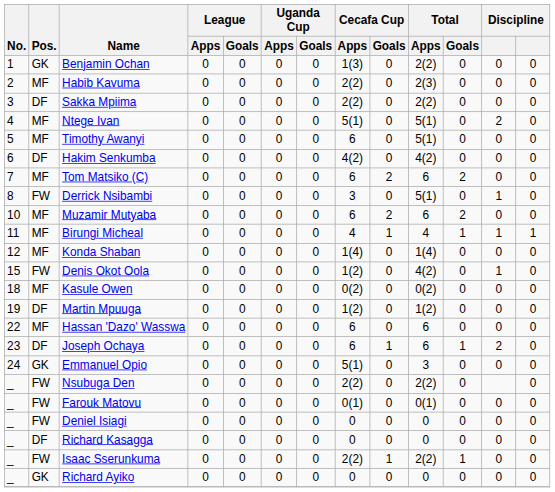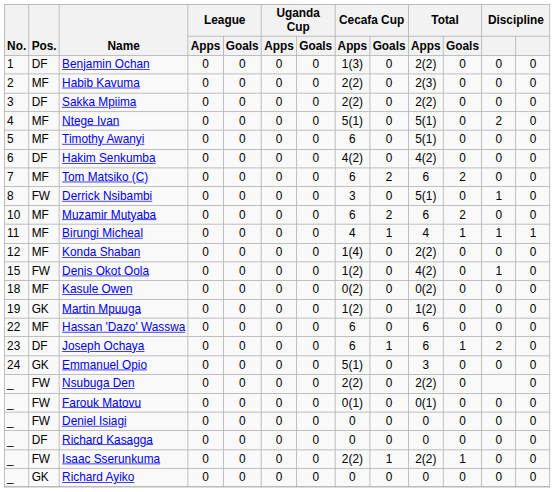(40, 64) GK -> (40, 64) DF
(426, 252) 1(4) -> (426, 252) 2(2)
(40, 308) DF -> (40, 308) GK
